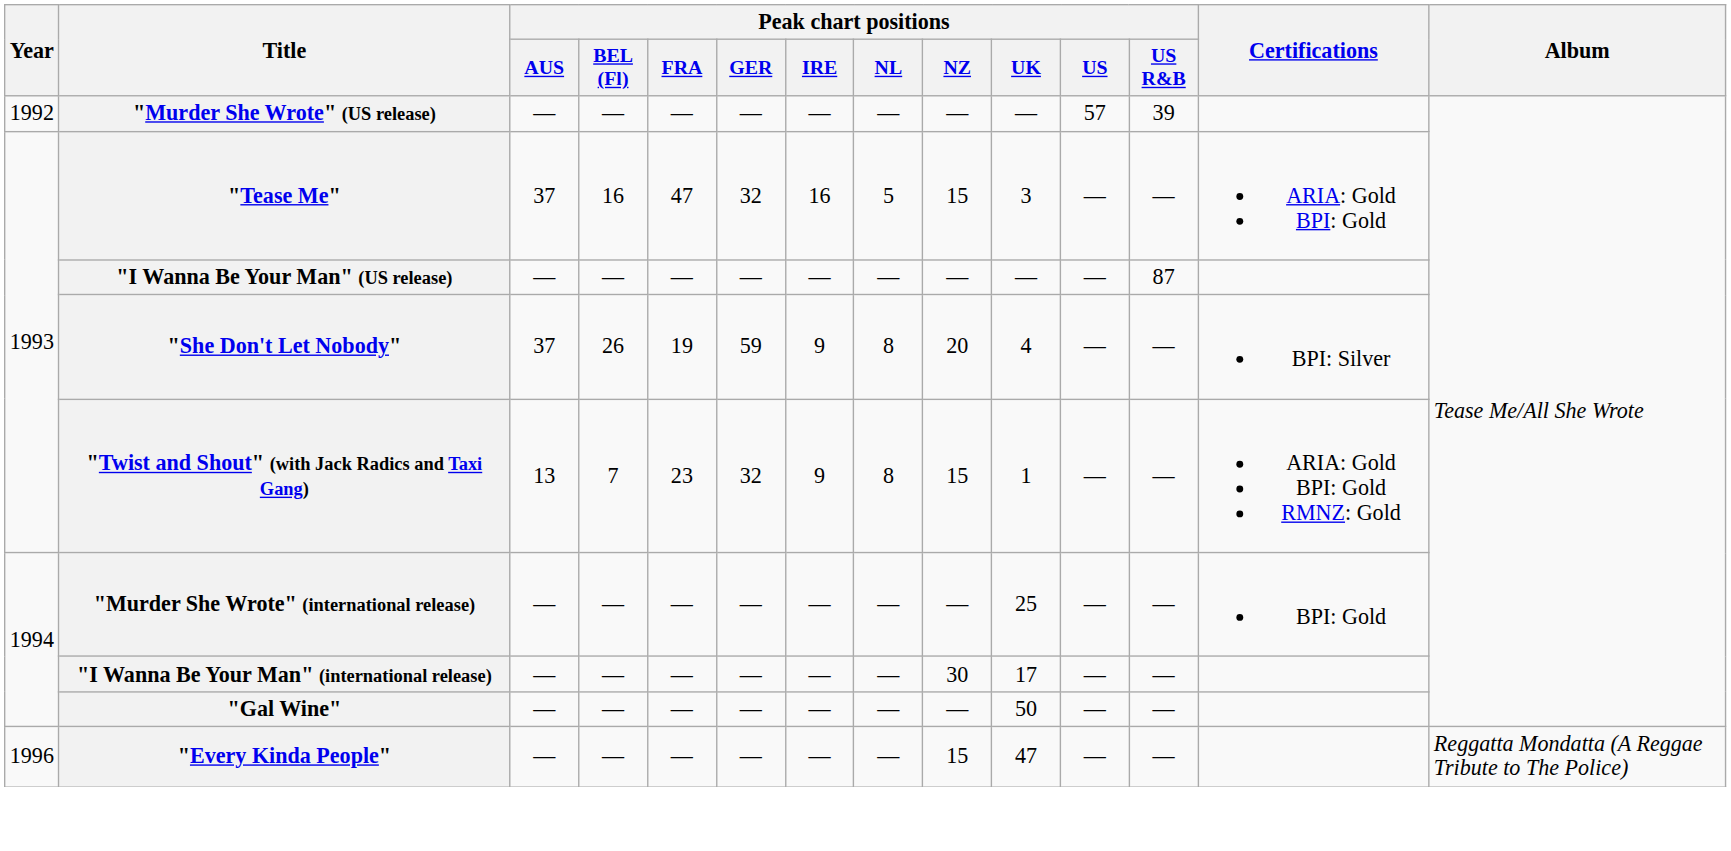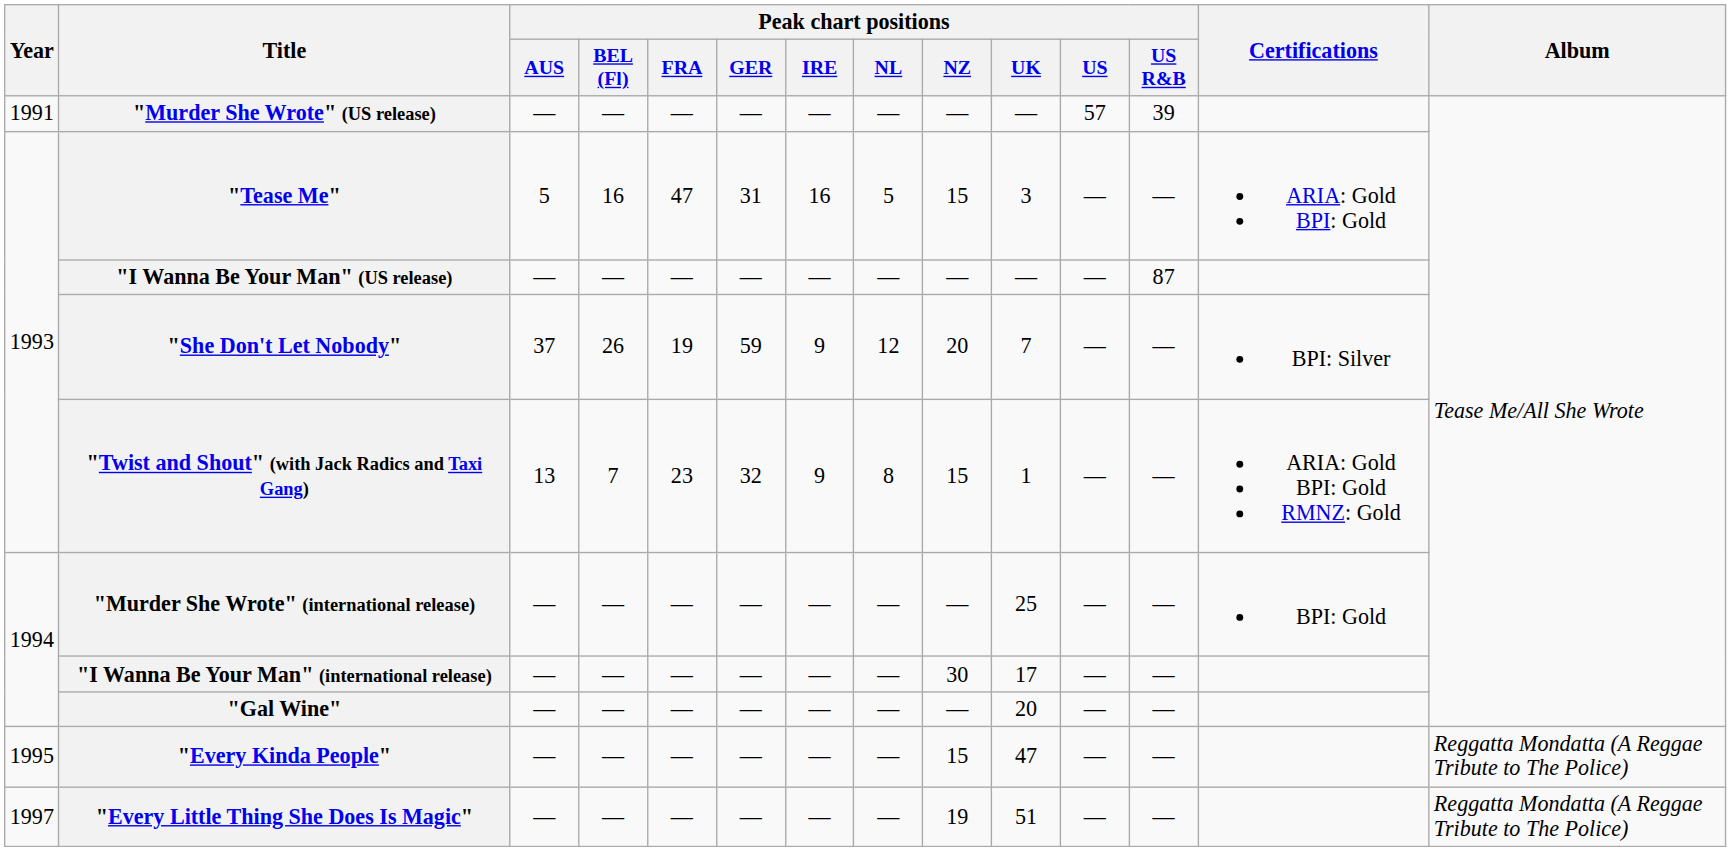(32, 113) 1992 -> (32, 113) 1991
(544, 195) 37 -> (544, 195) 5
(751, 195) 32 -> (751, 195) 31
(888, 346) 8 -> (888, 346) 12
(1026, 346) 4 -> (1026, 346) 7
(1026, 708) 50 -> (1026, 708) 20
(32, 756) 1996 -> (32, 756) 1995
+ row: (284, 816)
